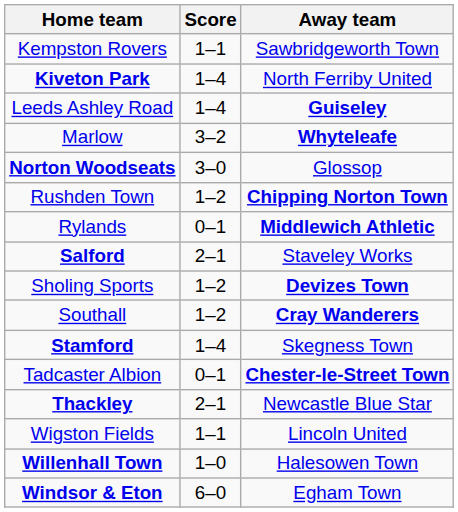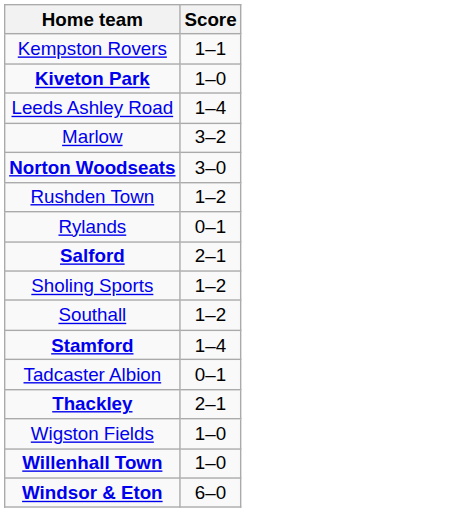- column: (347, 19)
(211, 78) 1–4 -> (211, 78) 1–0
(211, 433) 1–1 -> (211, 433) 1–0
